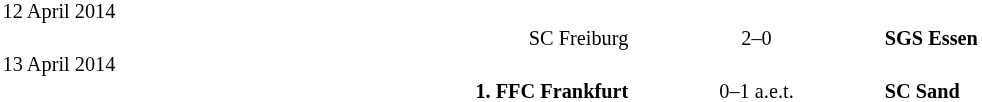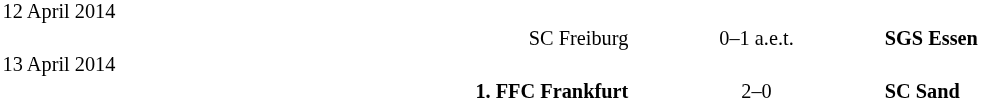(757, 38) 2–0 -> (757, 38) 0–1 a.e.t.
(757, 91) 0–1 a.e.t. -> (757, 91) 2–0
